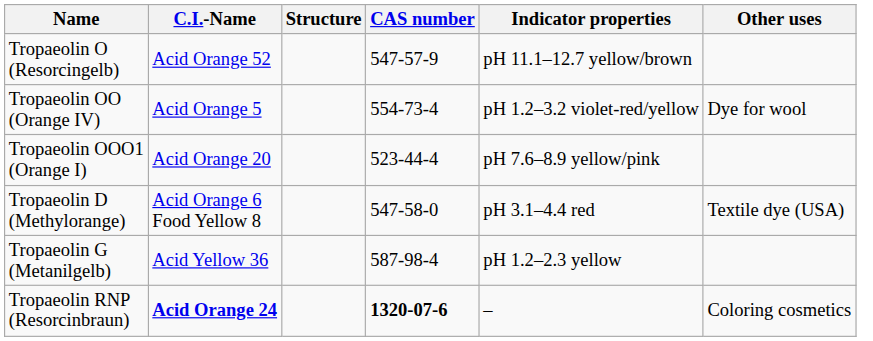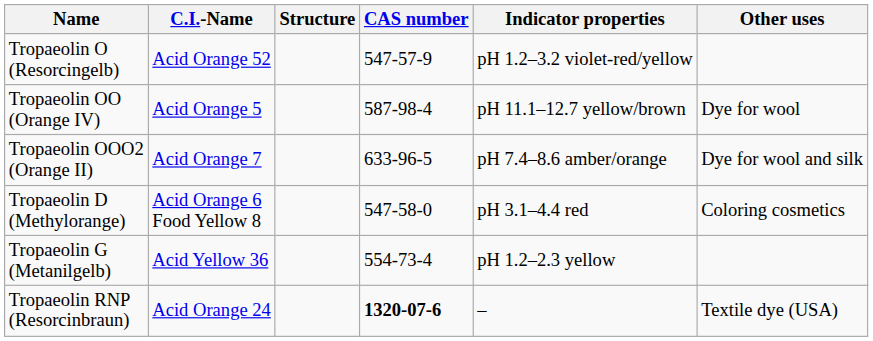(588, 59) pH 11.1–12.7 yellow/brown -> (585, 59) pH 1.2–3.2 violet-red/yellow
(404, 109) 554-73-4 -> (398, 109) 587-98-4
(591, 109) pH 1.2–3.2 violet-red/yellow -> (581, 109) pH 11.1–12.7 yellow/brown
- row: (76, 159)
+ row: (76, 159)
(776, 210) Textile dye (USA) -> (773, 210) Coloring cosmetics
(404, 260) 587-98-4 -> (398, 260) 554-73-4
(215, 310) bold -> (212, 310) normal
(779, 310) Coloring cosmetics -> (770, 310) Textile dye (USA)
